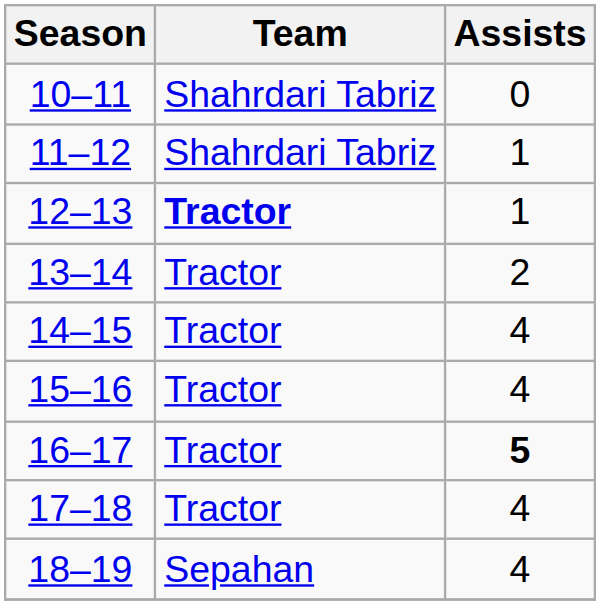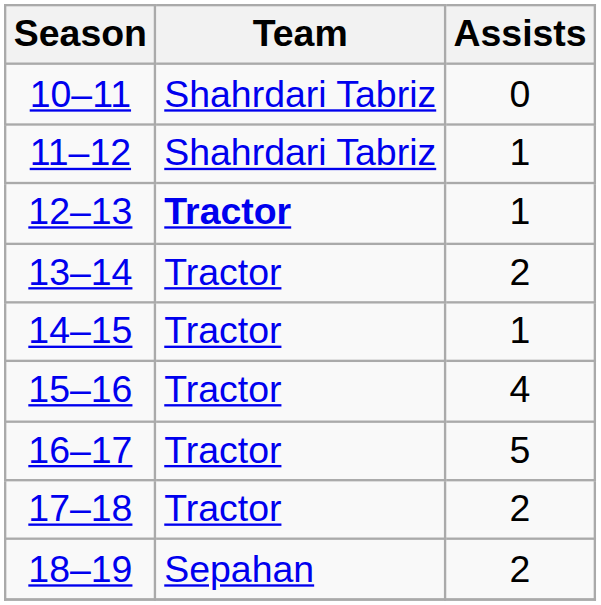(520, 331) 4 -> (520, 331) 1
(520, 449) bold -> (520, 449) normal
(520, 509) 4 -> (520, 509) 2
(520, 568) 4 -> (520, 568) 2
